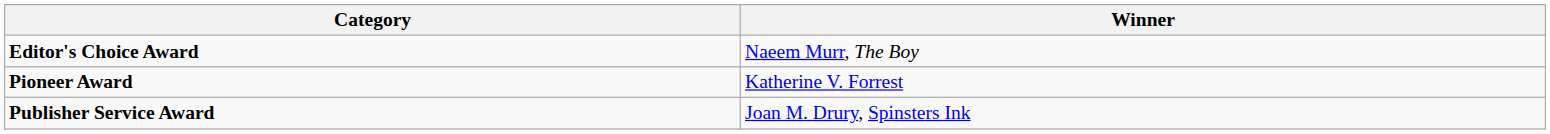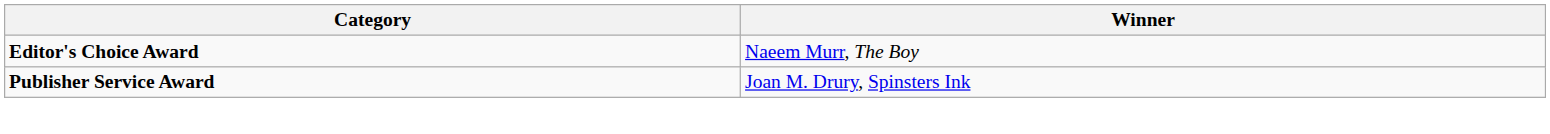- row: (71, 81)
